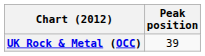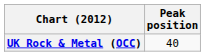(172, 43) 39 -> (172, 43) 40
